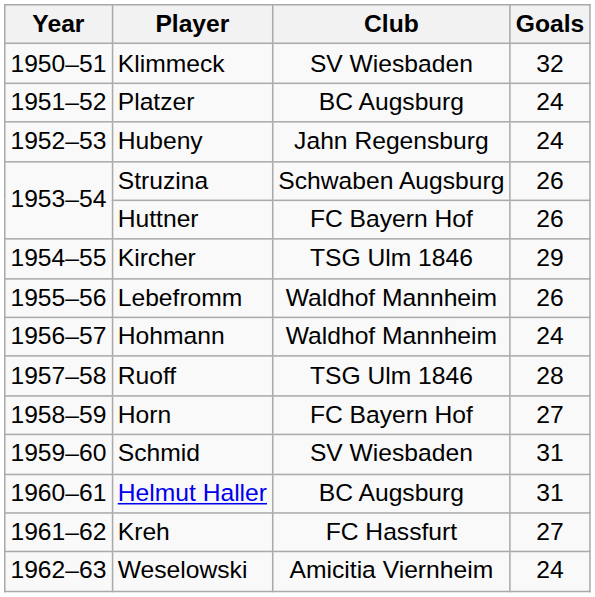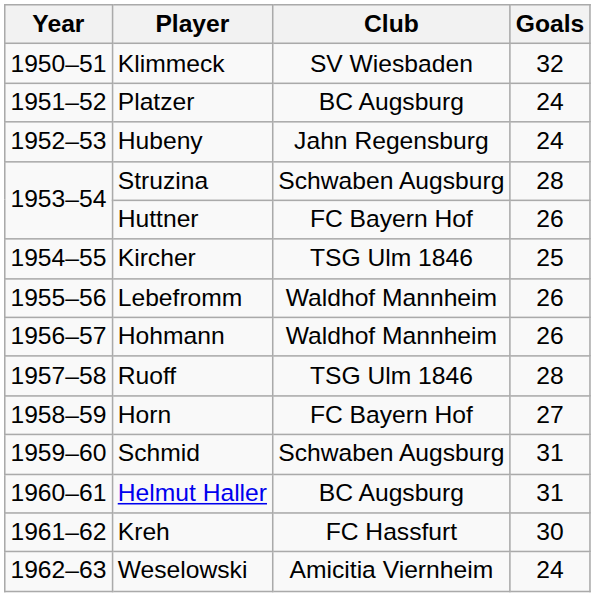(550, 180) 26 -> (550, 180) 28
(550, 258) 29 -> (550, 258) 25
(550, 336) 24 -> (550, 336) 26
(391, 453) SV Wiesbaden -> (391, 453) Schwaben Augsburg
(550, 532) 27 -> (550, 532) 30
